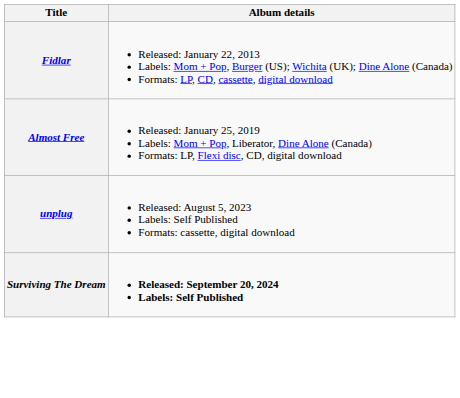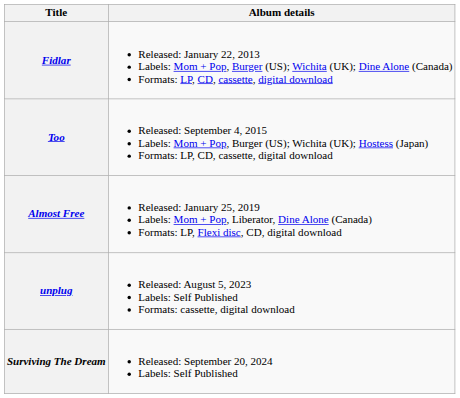+ row: (56, 137)
(282, 291) bold -> (282, 368) normal
